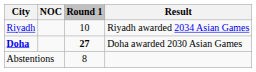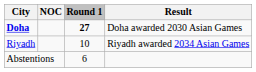rows swapped: (18, 43) <-> (21, 28)
(85, 59) 8 -> (85, 59) 6
